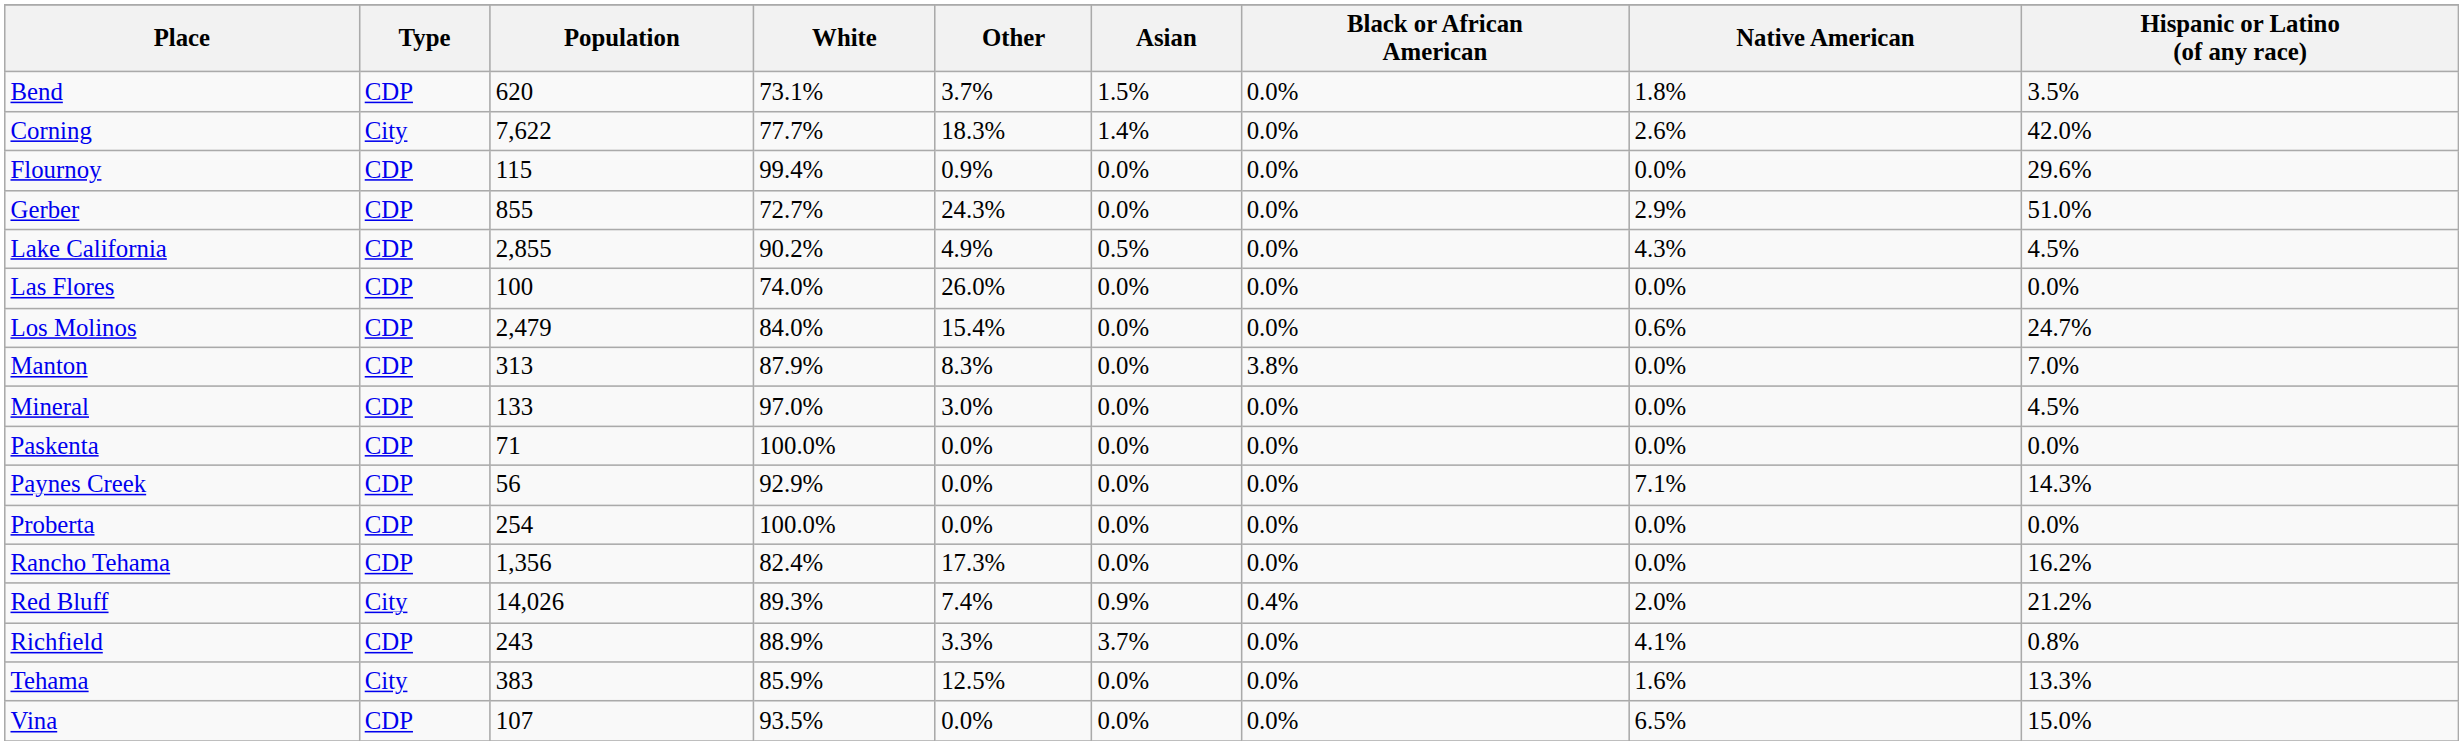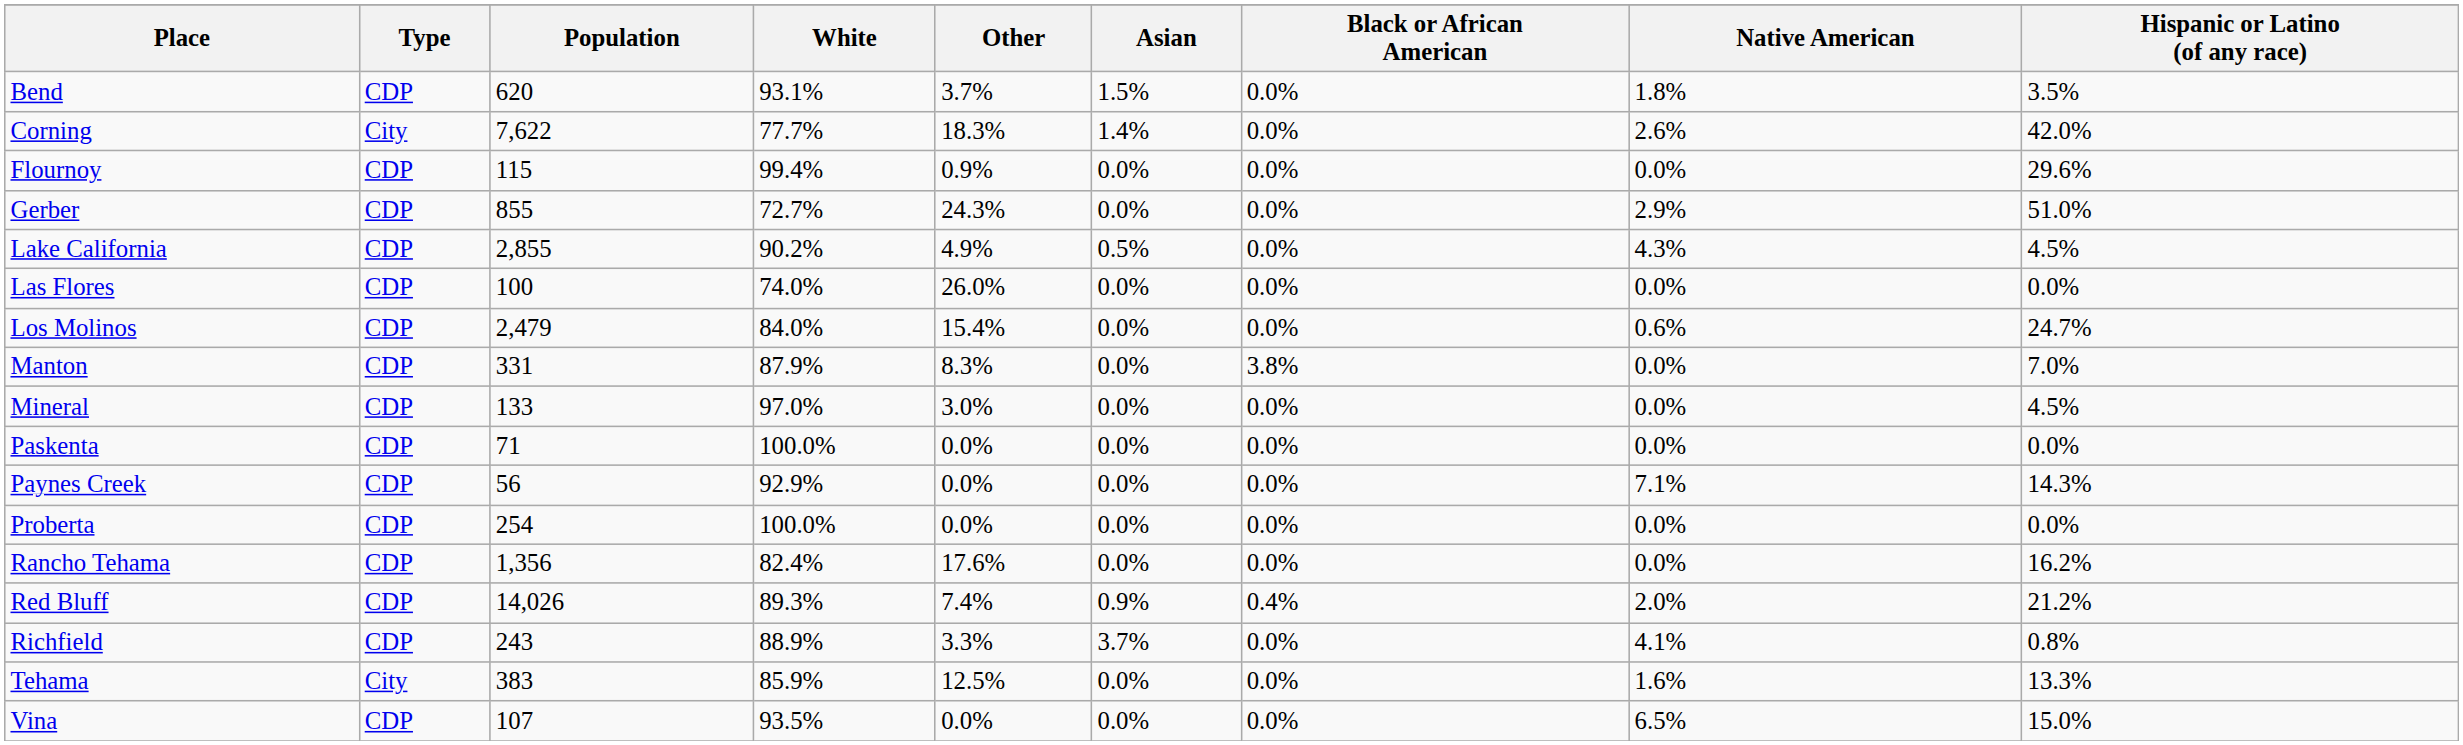(791, 91) 73.1% -> (791, 91) 93.1%
(514, 366) 313 -> (514, 366) 331
(973, 563) 17.3% -> (973, 563) 17.6%
(386, 602) City -> (389, 602) CDP
